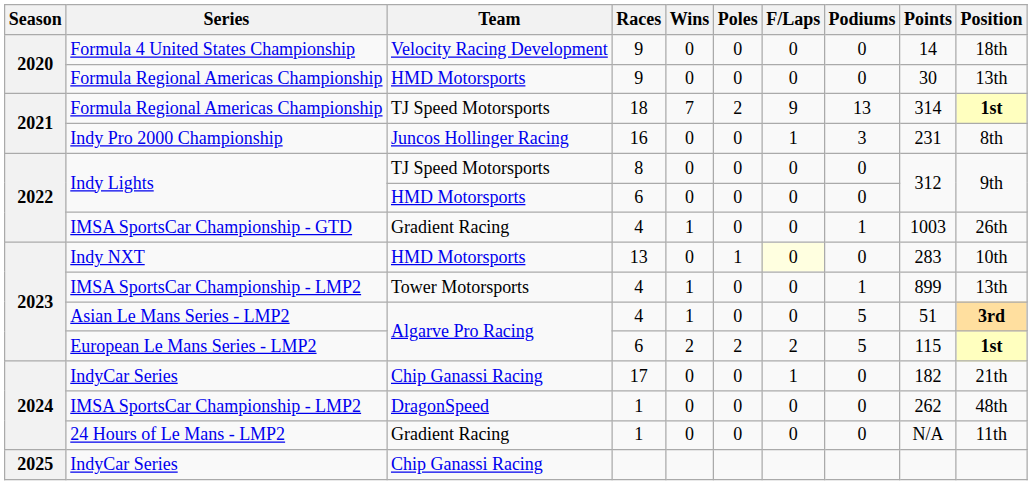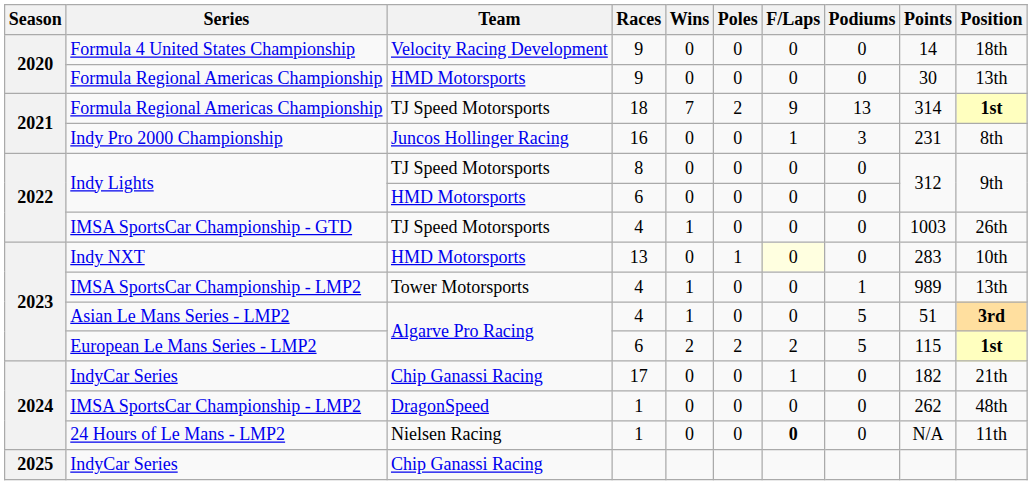(450, 227) Gradient Racing -> (470, 227) TJ Speed Motorsports
(862, 227) 1 -> (862, 227) 0
(928, 286) 899 -> (928, 286) 989
(450, 435) Gradient Racing -> (446, 435) Nielsen Racing
(793, 435) normal -> (793, 435) bold
